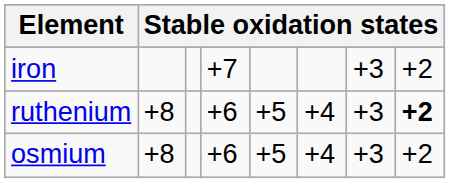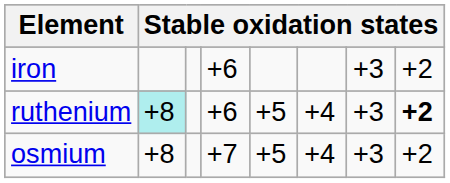(222, 68) +7 -> (222, 68) +6
(159, 111) no background -> (159, 111) paleturquoise background
(222, 154) +6 -> (222, 154) +7
